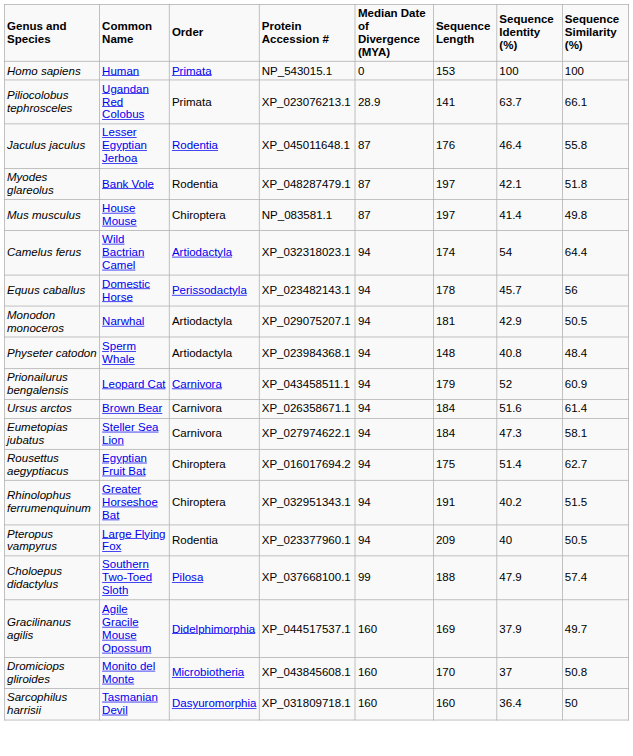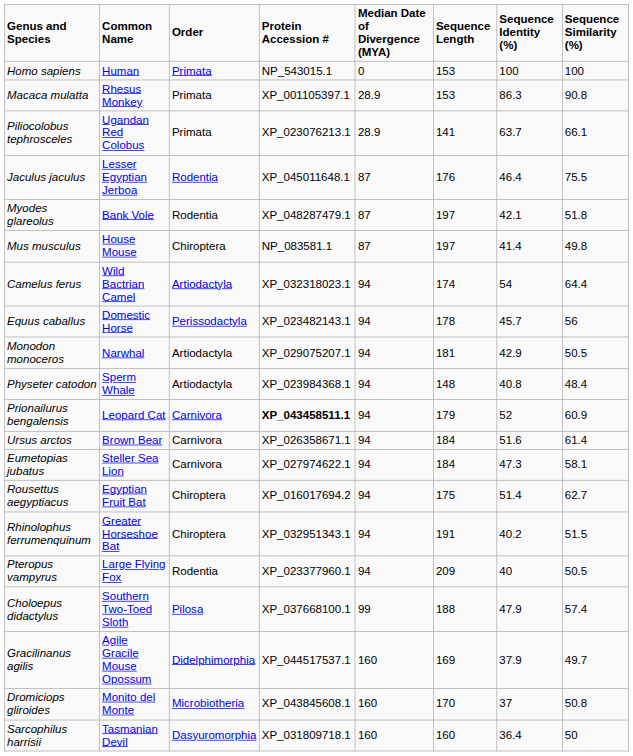+ row: (48, 95)
(576, 146) 55.8 -> (576, 177) 75.5
(306, 384) normal -> (306, 415) bold
